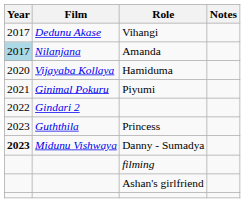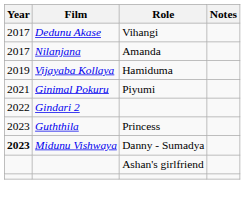(18, 51) lightblue background -> (18, 51) no background
(18, 70) 2020 -> (18, 70) 2019
- row: (76, 164)
